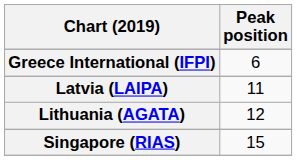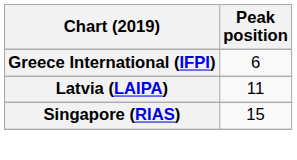- row: (112, 115)
